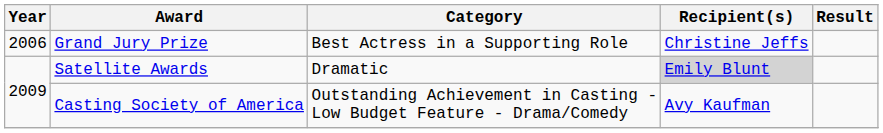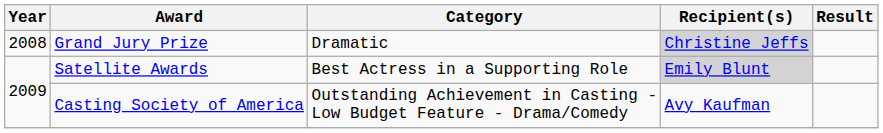(28, 44) 2006 -> (28, 44) 2008
(470, 44) Best Actress in a Supporting Role -> (350, 44) Dramatic
(737, 44) no background -> (737, 44) lightgrey background
(350, 70) Dramatic -> (470, 70) Best Actress in a Supporting Role
